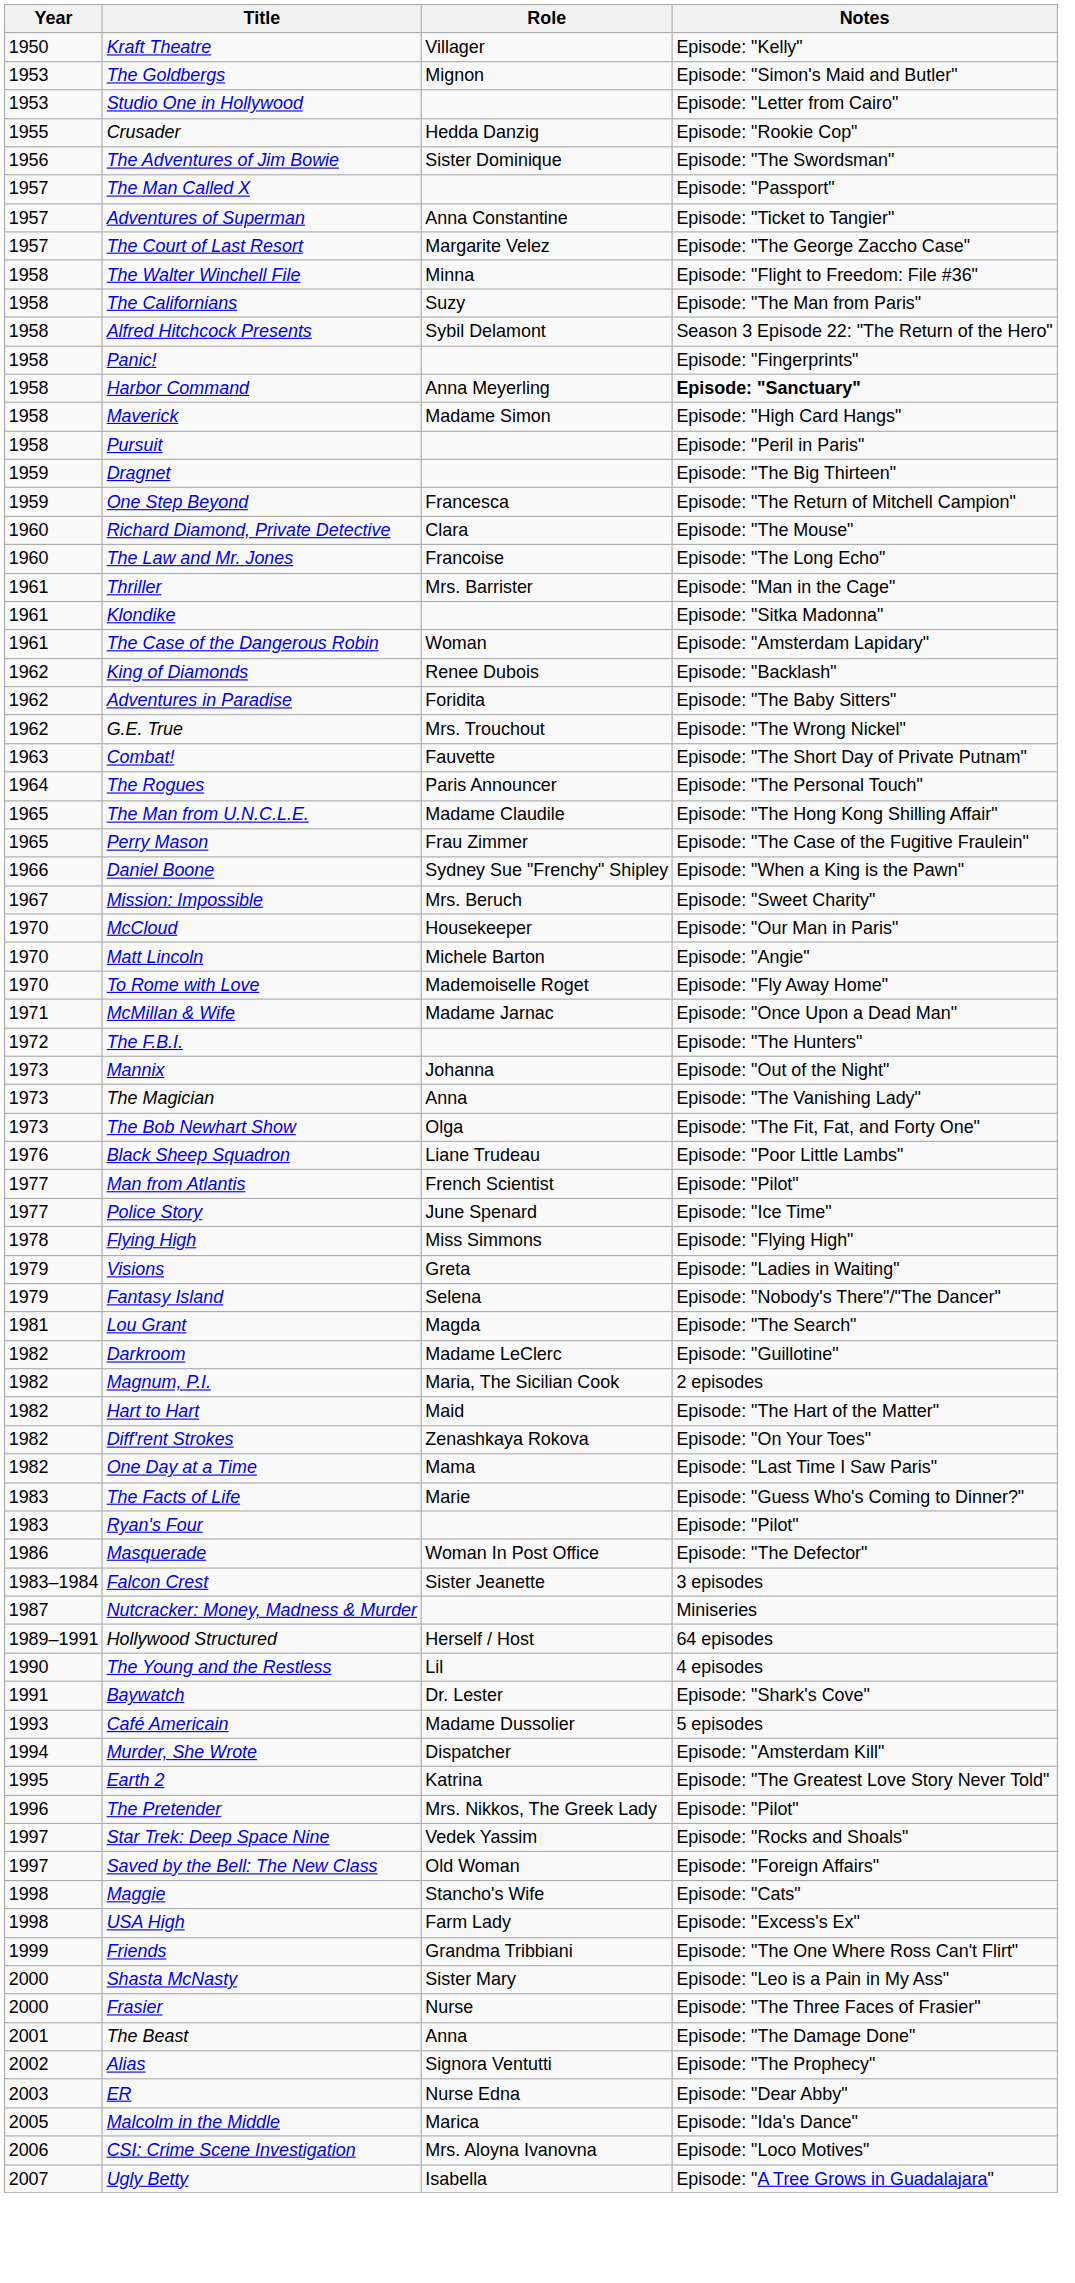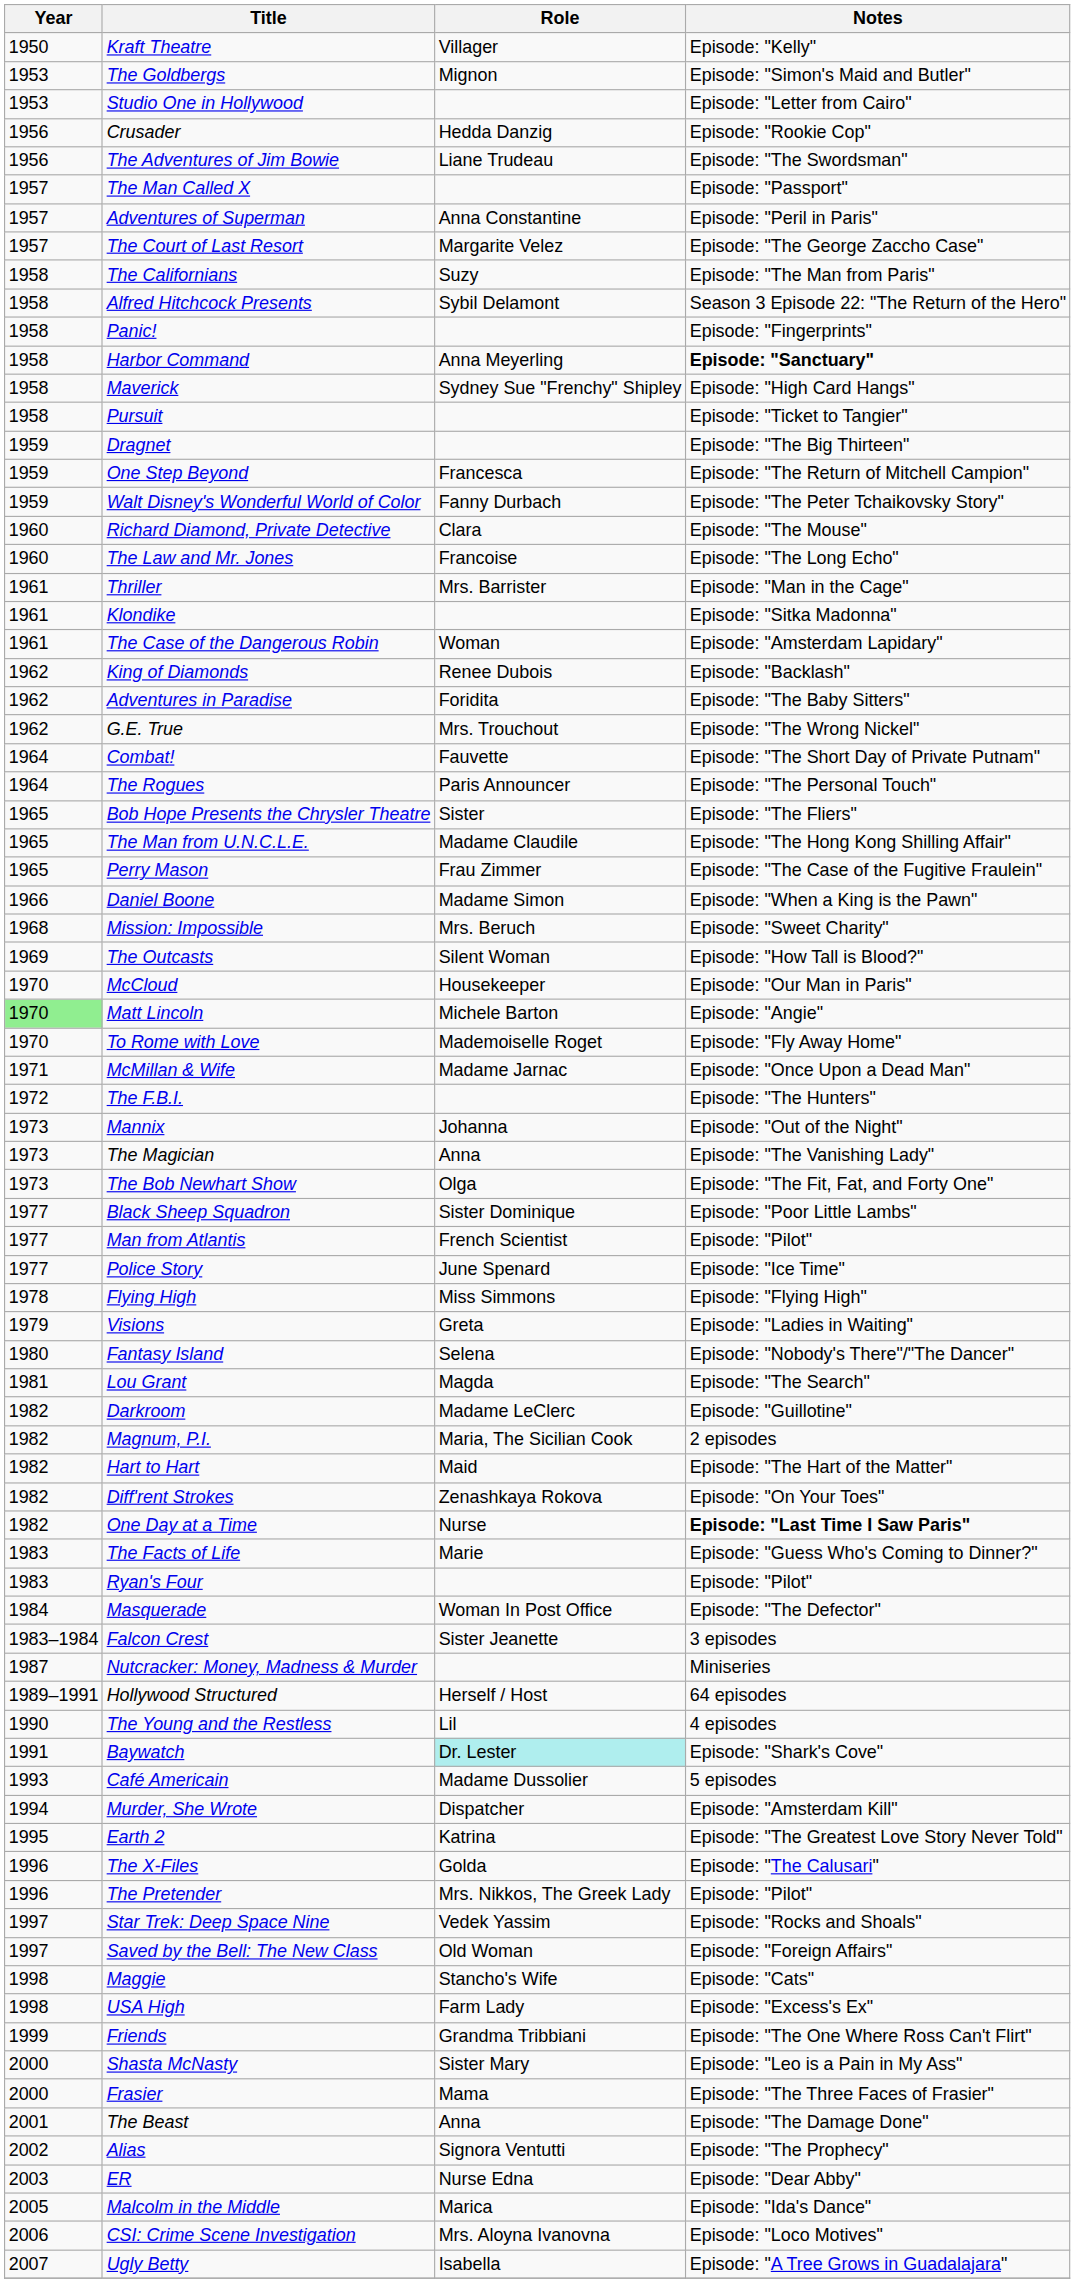(29, 132) 1955 -> (29, 132) 1956
(494, 160) Sister Dominique -> (496, 160) Liane Trudeau
(785, 217) Episode: "Ticket to Tangier" -> (784, 217) Episode: "Peril in Paris"
- row: (204, 274)
(488, 416) Madame Simon -> (560, 388) Sydney Sue "Frenchy" Shipley
(770, 445) Episode: "Peril in Paris" -> (799, 416) Episode: "Ticket to Tangier"
+ row: (264, 501)
(29, 757) 1963 -> (29, 757) 1964
+ row: (269, 814)
(547, 871) Sydney Sue "Frenchy" Shipley -> (501, 899) Madame Simon
(29, 899) 1967 -> (29, 928) 1968
+ row: (160, 956)
(29, 956) no background -> (29, 1013) lightgreen background
(29, 1155) 1976 -> (29, 1212) 1977
(483, 1155) Liane Trudeau -> (507, 1212) Sister Dominique
(29, 1297) 1979 -> (29, 1354) 1980
(450, 1468) Mama -> (463, 1524) Nurse
(807, 1468) normal -> (830, 1524) bold
(29, 1553) 1986 -> (29, 1610) 1984
(464, 1695) no background -> (477, 1752) paleturquoise background
+ row: (152, 1866)
(449, 2008) Nurse -> (464, 2093) Mama
